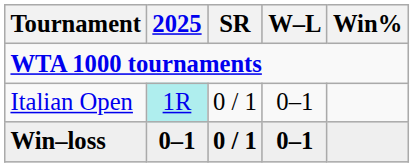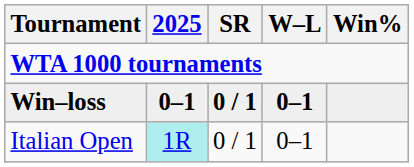rows swapped: (72, 102) <-> (58, 141)
